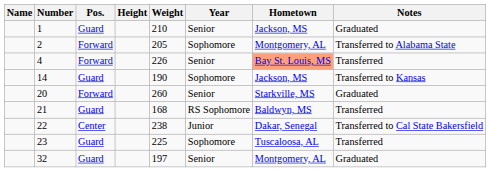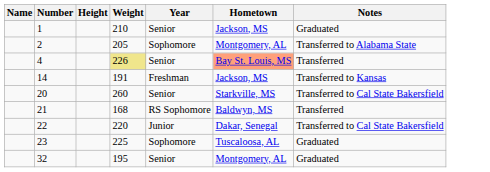- column: (95, 12)
(160, 61) no background -> (120, 61) khaki background
(160, 77) 190 -> (120, 77) 191
(211, 77) Sophomore -> (169, 77) Freshman
(357, 93) Graduated -> (370, 93) Transferred to Cal State Bakersfield
(160, 126) 238 -> (120, 126) 220
(359, 142) Transferred -> (317, 142) Graduated
(160, 158) 197 -> (120, 158) 195
